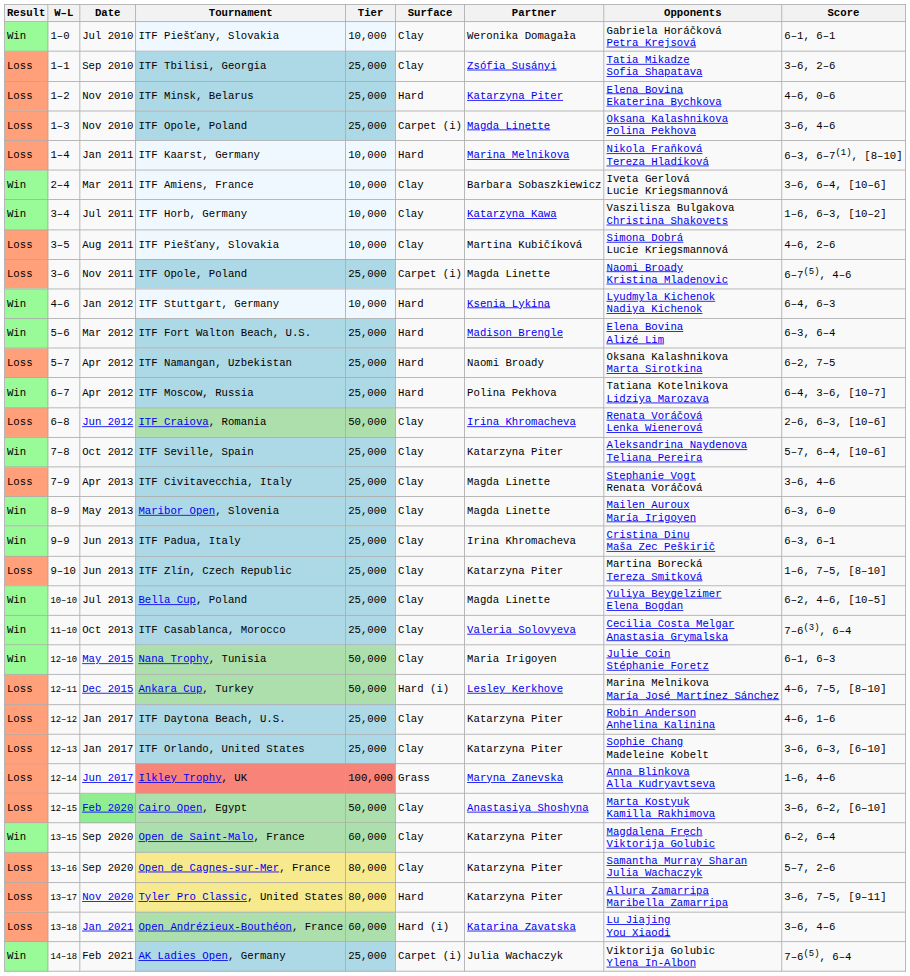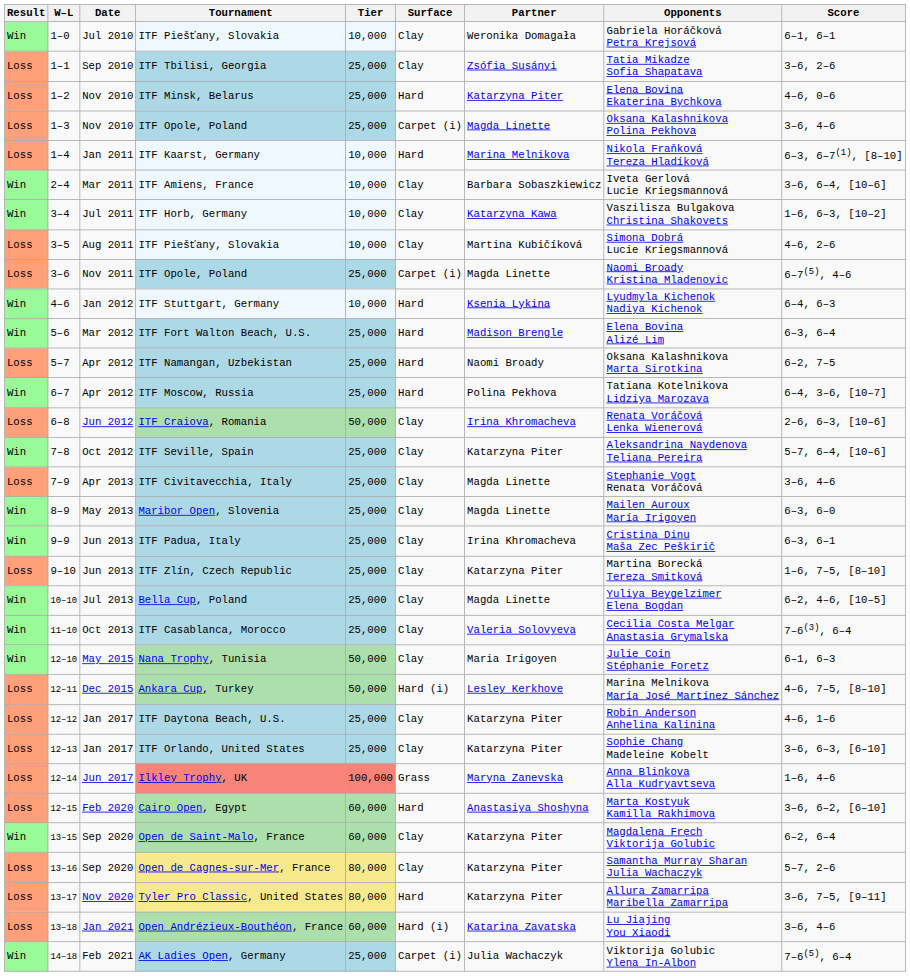(108, 808) lightgreen background -> (108, 808) no background
(367, 808) 50,000 -> (367, 808) 60,000
(411, 808) Clay -> (411, 808) Hard
